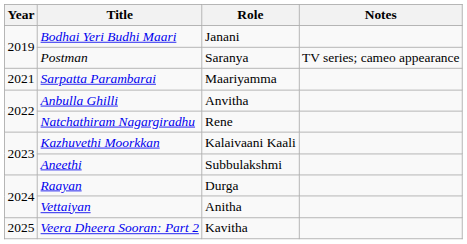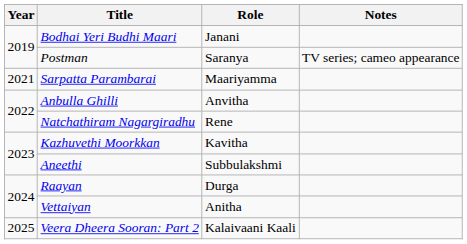(250, 143) Kalaivaani Kaali -> (226, 143) Kavitha
(226, 228) Kavitha -> (250, 228) Kalaivaani Kaali
